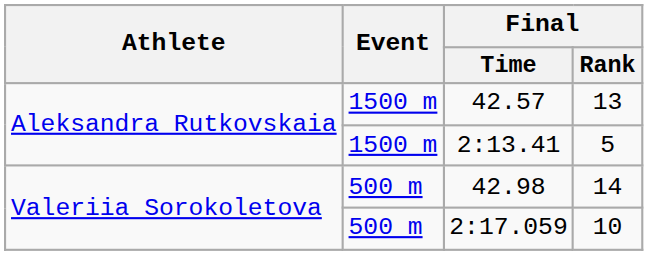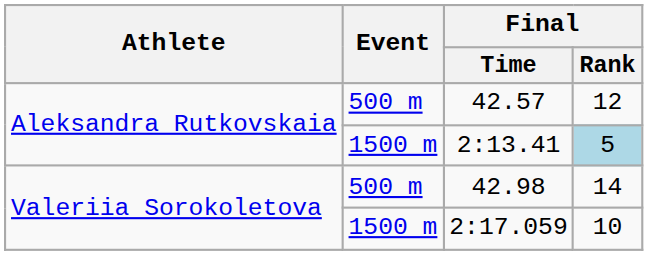(393, 104) 1500 m -> (386, 104) 500 m
(608, 104) 13 -> (608, 104) 12
(608, 145) no background -> (608, 145) lightblue background
(386, 228) 500 m -> (393, 228) 1500 m
